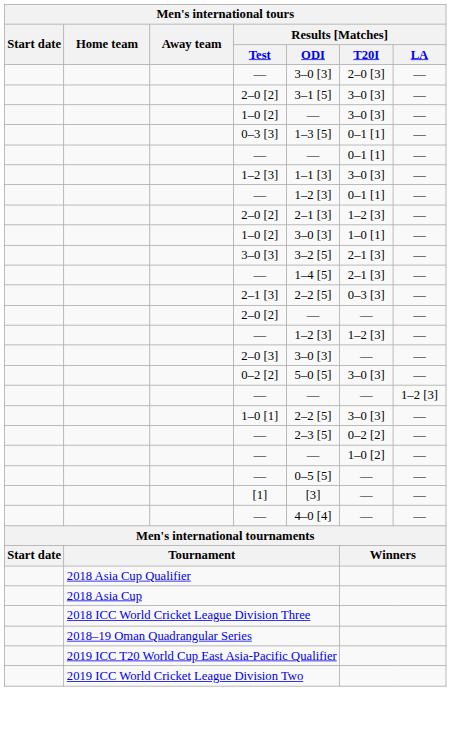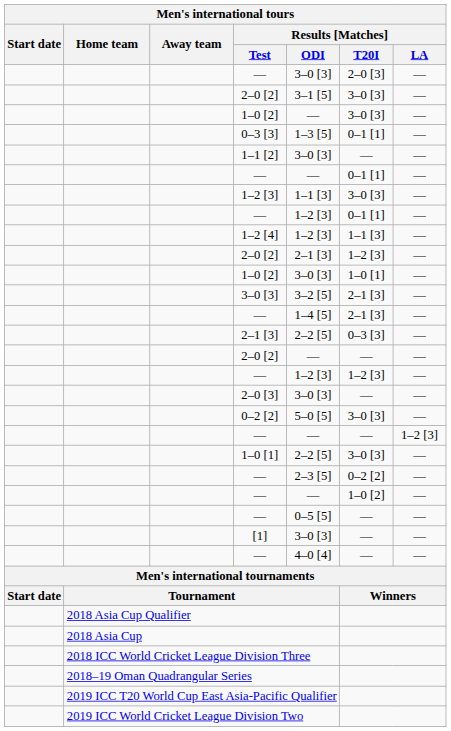+ row: (107, 155)
+ row: (107, 235)
(313, 495) [3] -> (313, 535) 3–0 [3]
